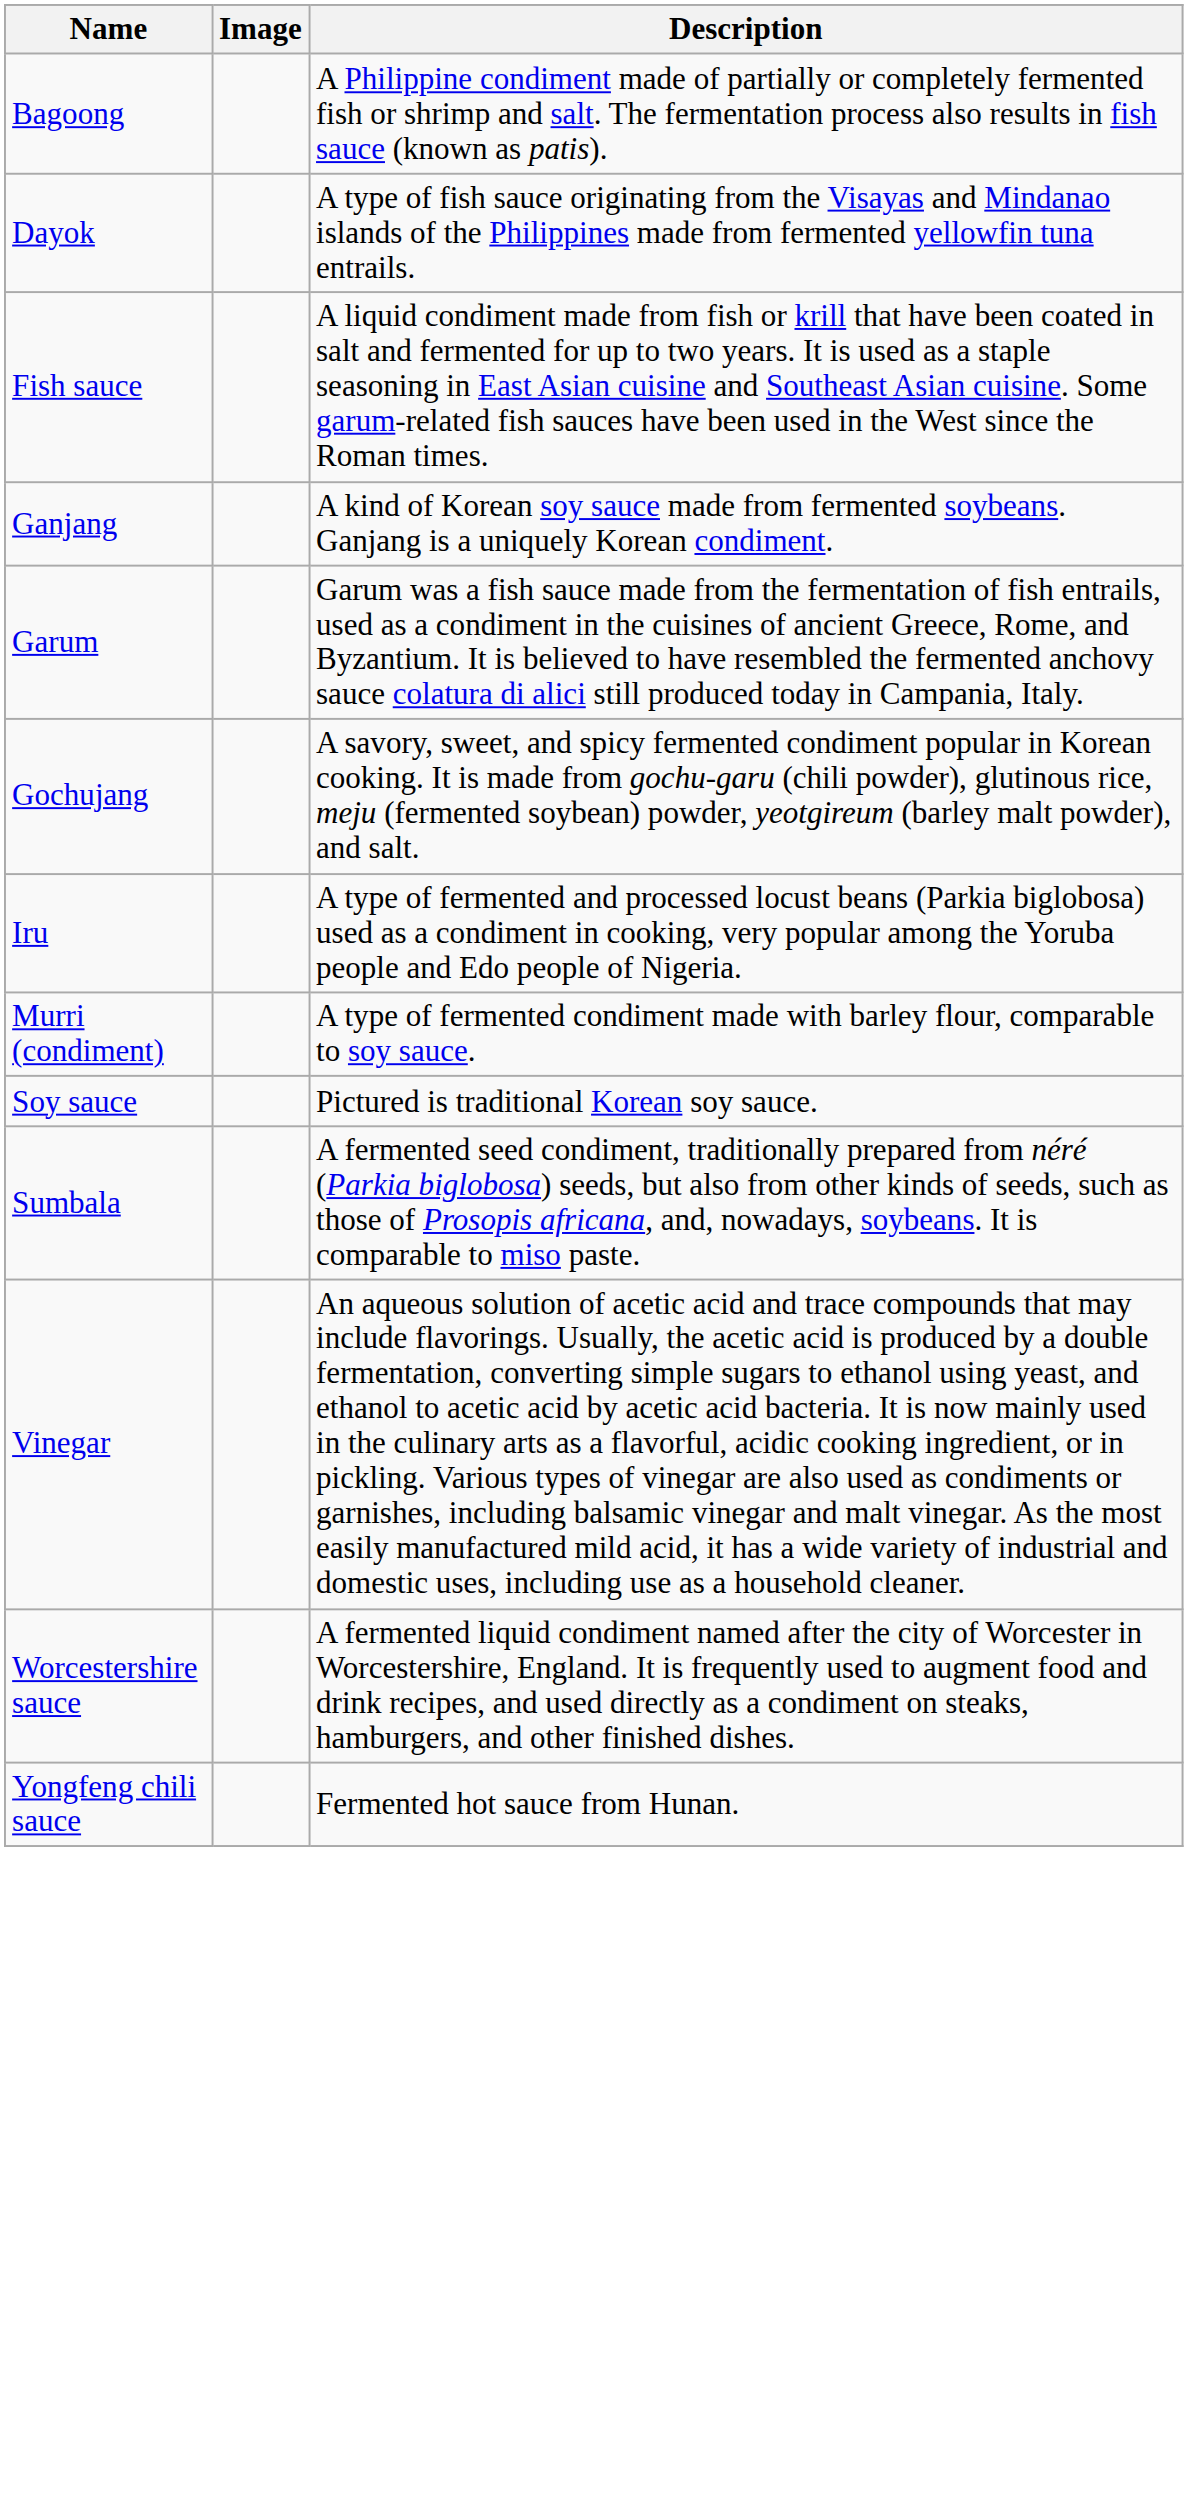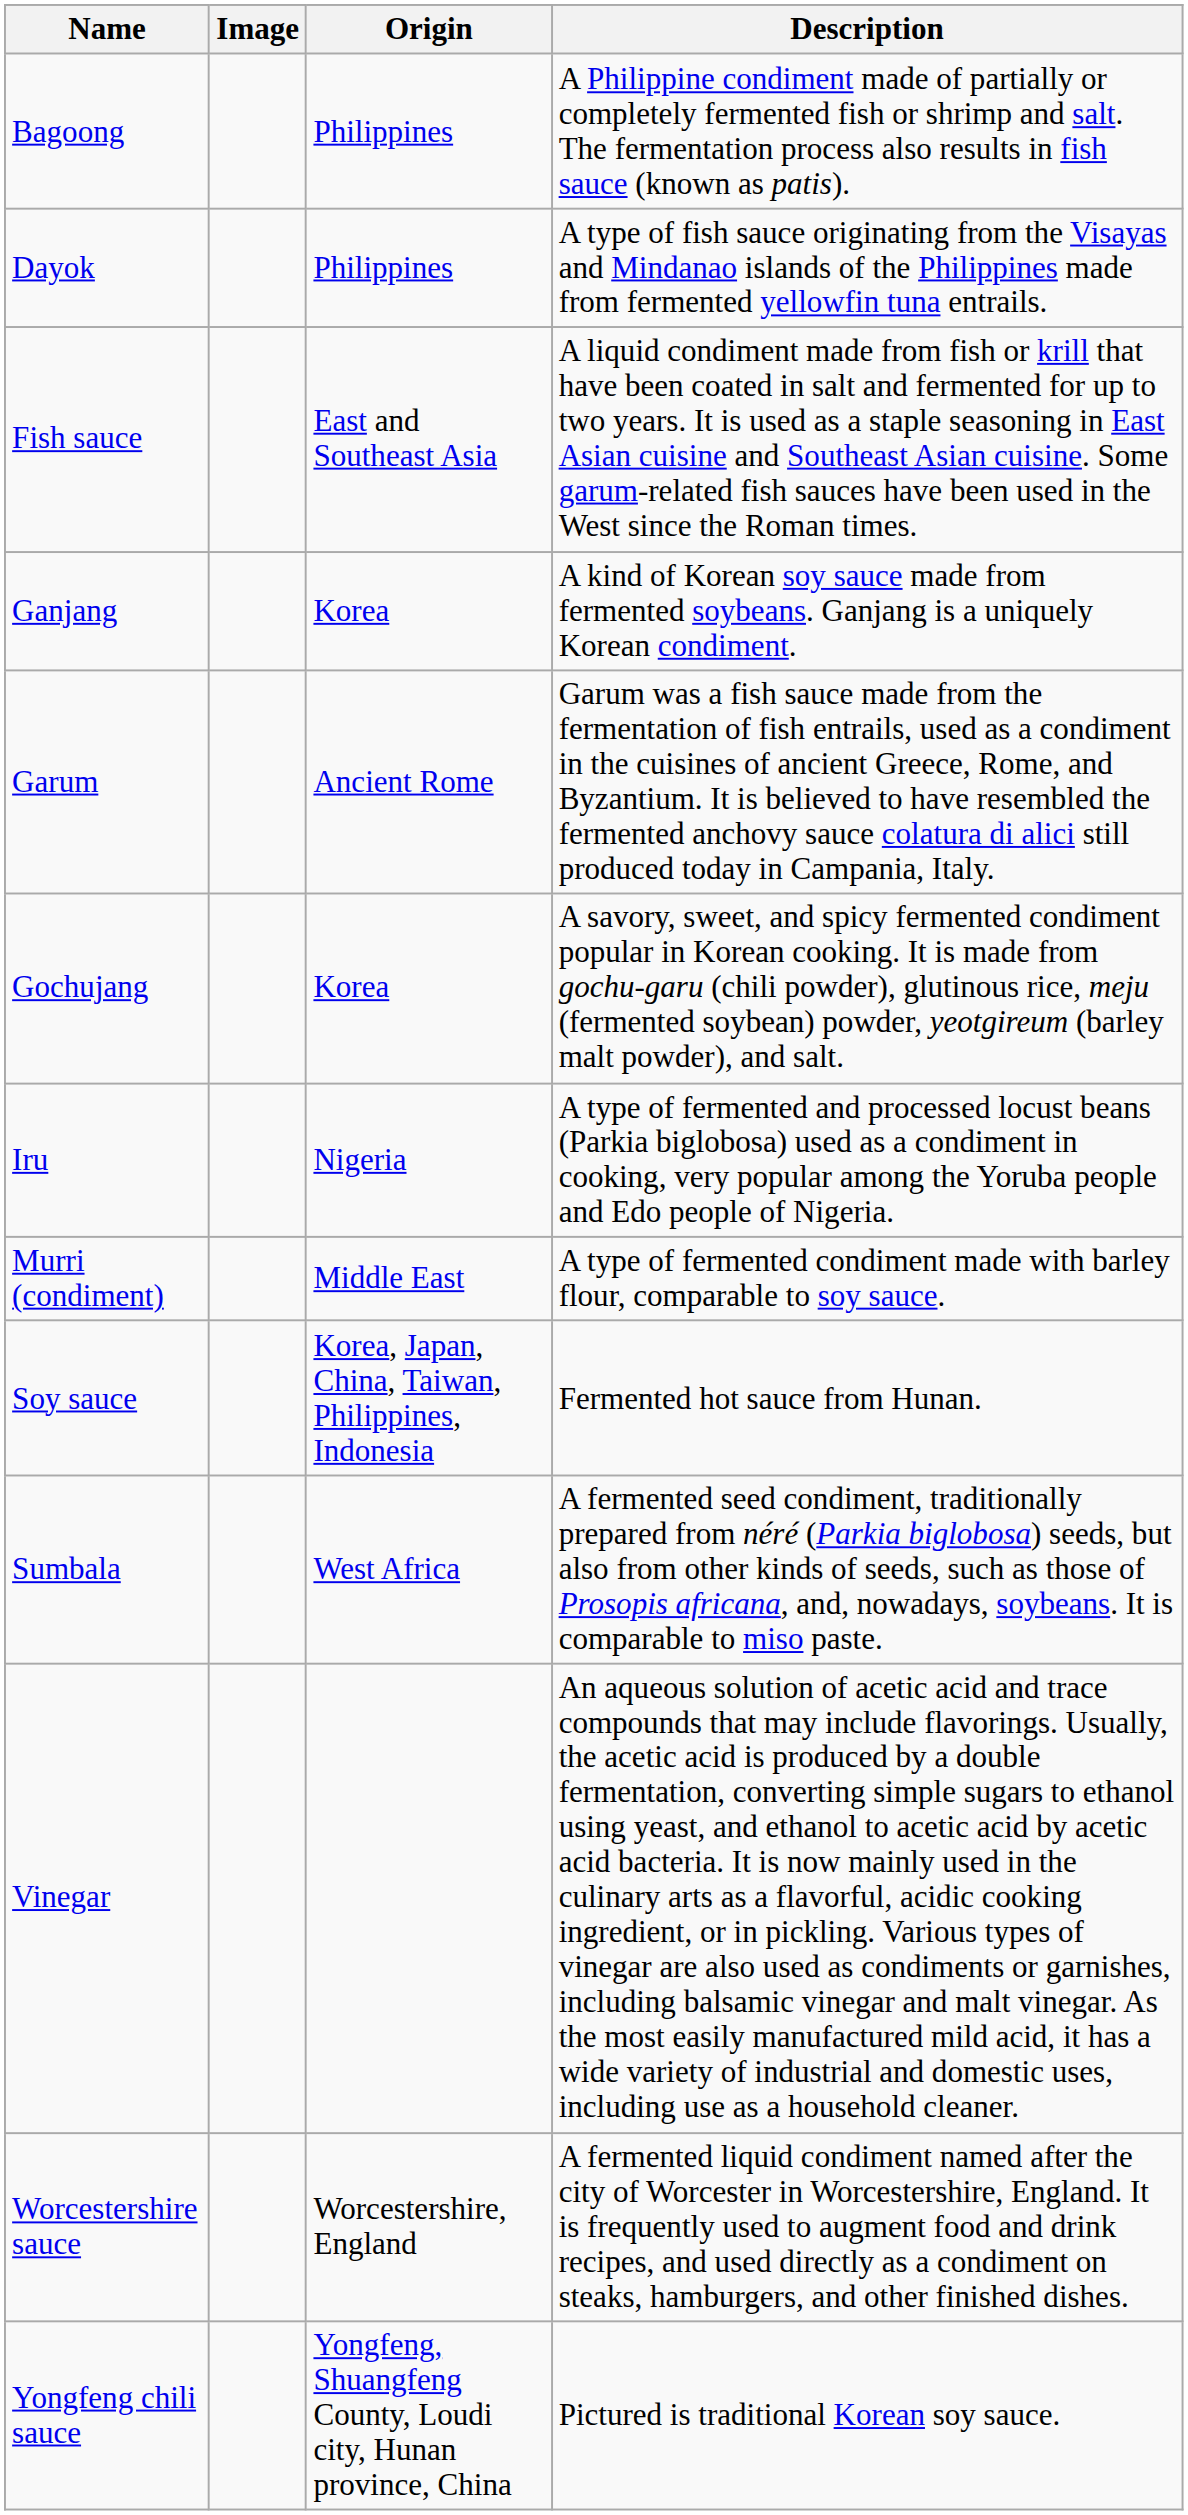+ column: (429, 29)
(567, 1100) Pictured is traditional Korean soy sauce. -> (770, 1397) Fermented hot sauce from Hunan.
(528, 1803) Fermented hot sauce from Hunan. -> (809, 2415) Pictured is traditional Korean soy sauce.
